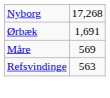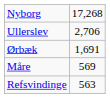+ row: (27, 31)
